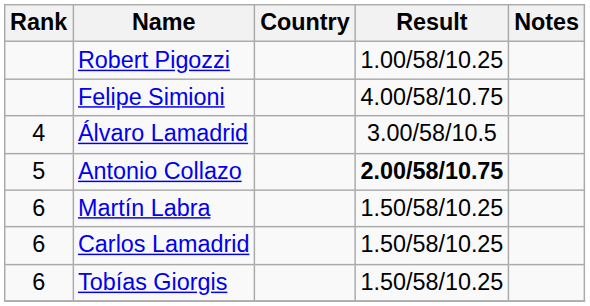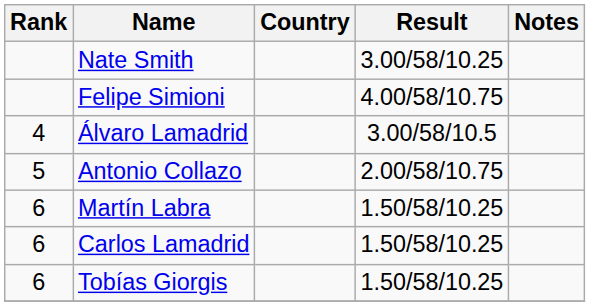+ row: (136, 60)
- row: (154, 60)
(432, 171) bold -> (432, 171) normal
